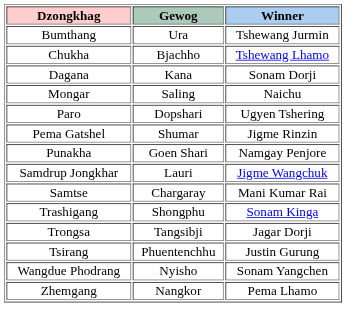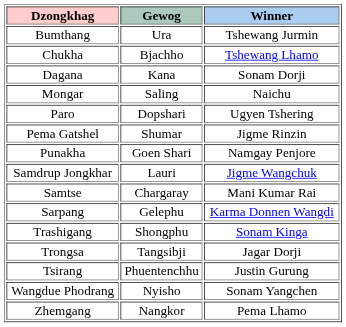+ row: (63, 212)
